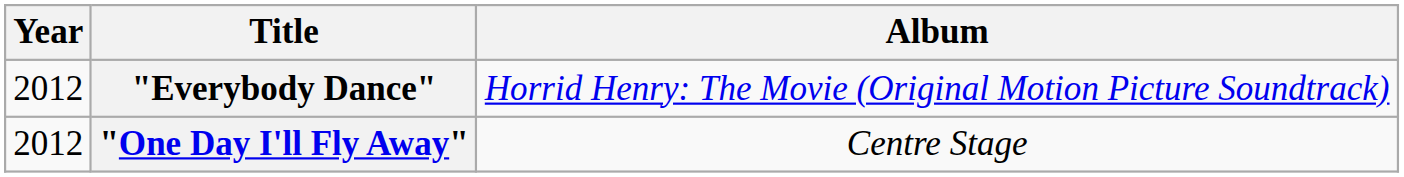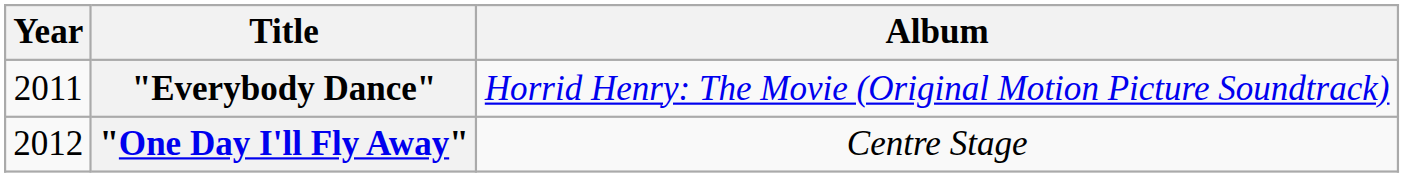(48, 87) 2012 -> (48, 87) 2011
